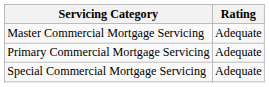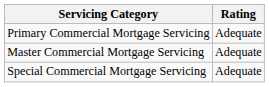rows swapped: (108, 52) <-> (106, 33)
